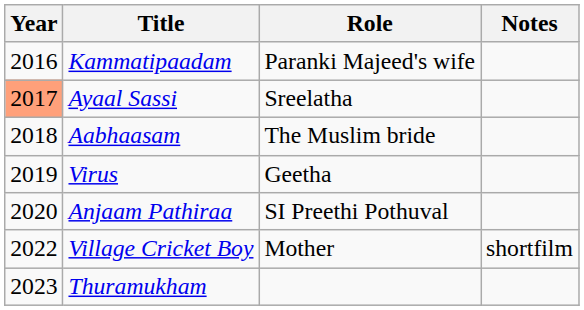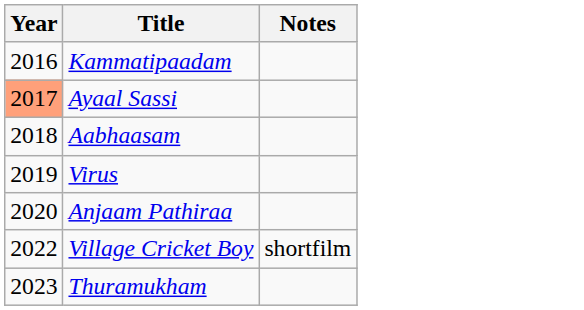- column: (370, 23)
